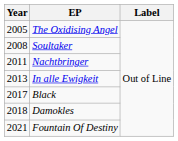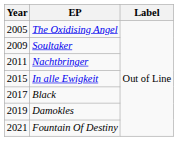(17, 45) 2008 -> (17, 45) 2009
(17, 78) 2013 -> (17, 78) 2015
(17, 111) 2018 -> (17, 111) 2019
